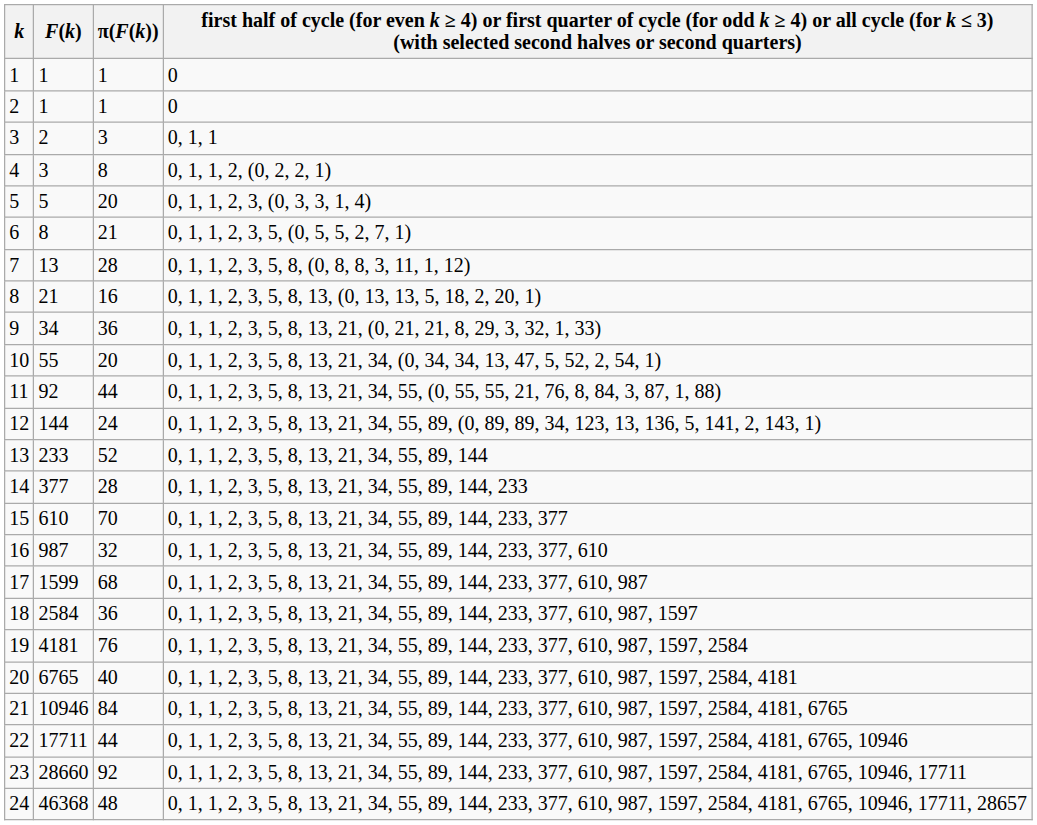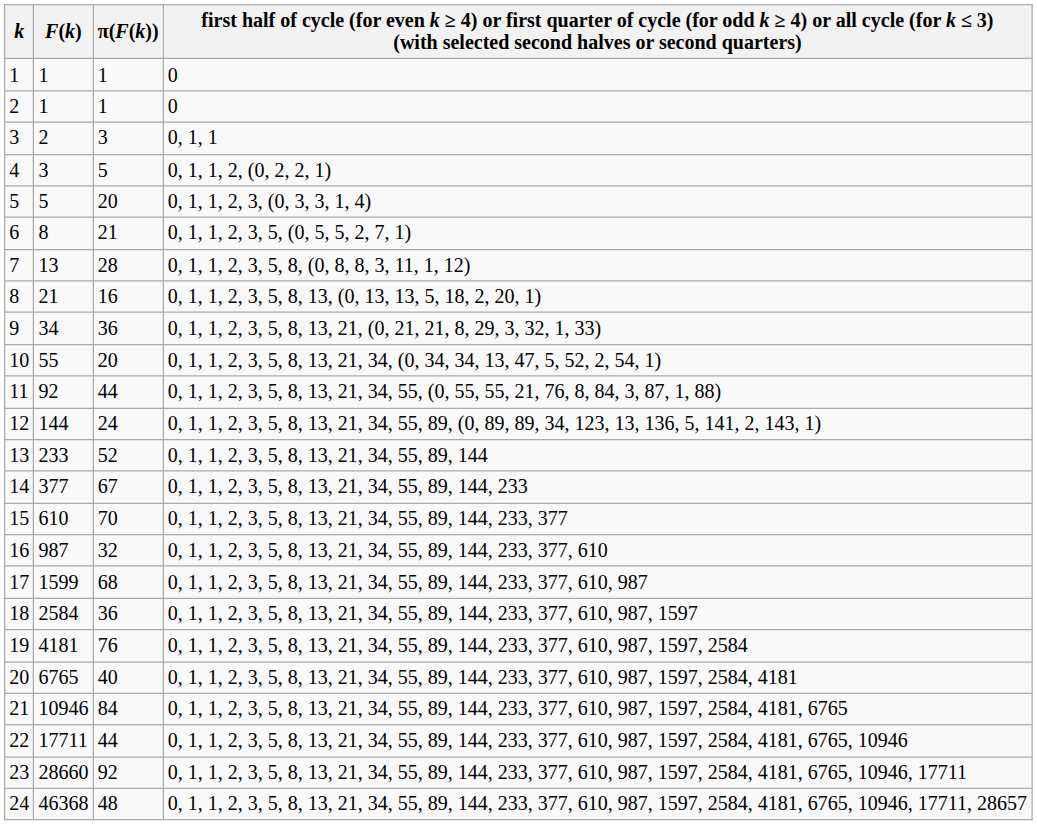(103, 169) 8 -> (103, 169) 5
(108, 486) 28 -> (108, 486) 67
